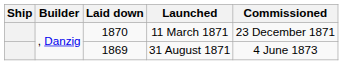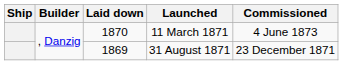(285, 32) 23 December 1871 -> (285, 32) 4 June 1873
(285, 50) 4 June 1873 -> (285, 50) 23 December 1871
